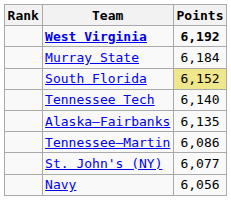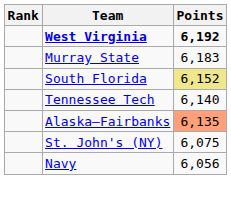(200, 57) 6,184 -> (200, 57) 6,183
(200, 121) no background -> (200, 121) lightsalmon background
- row: (108, 142)
(200, 163) 6,077 -> (200, 142) 6,075
